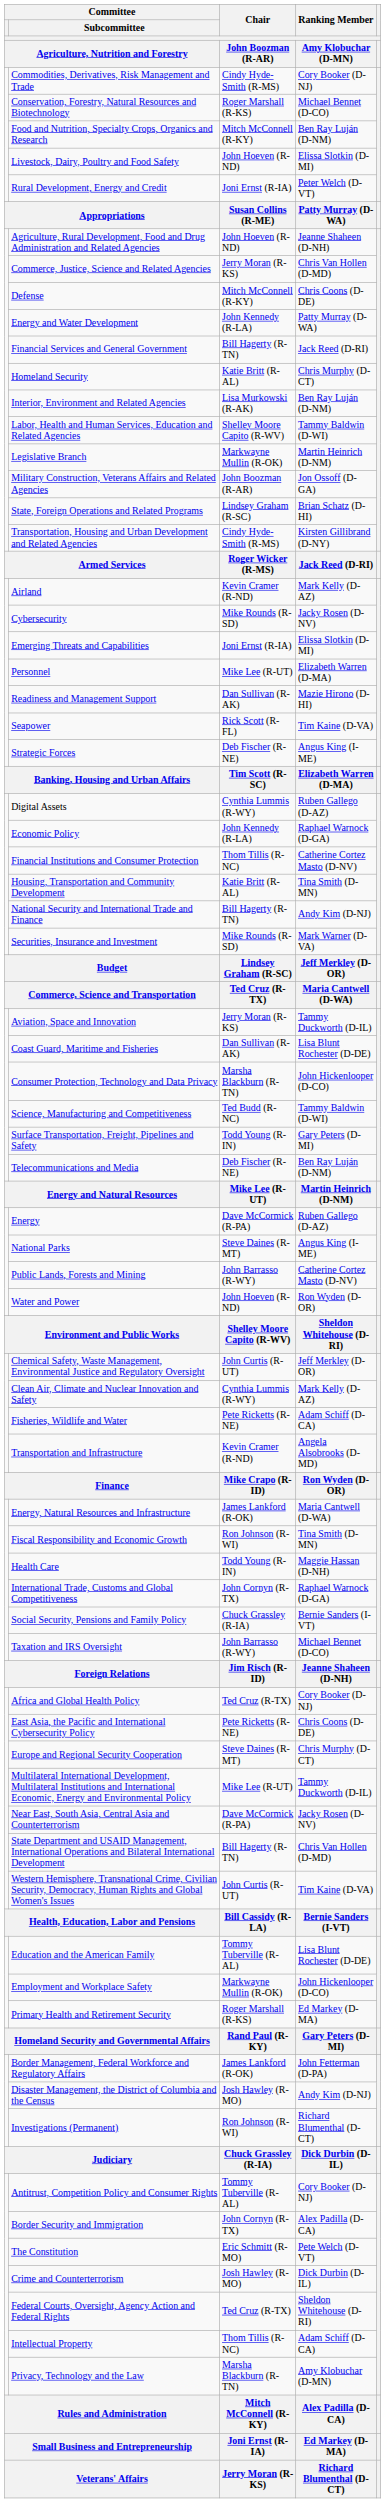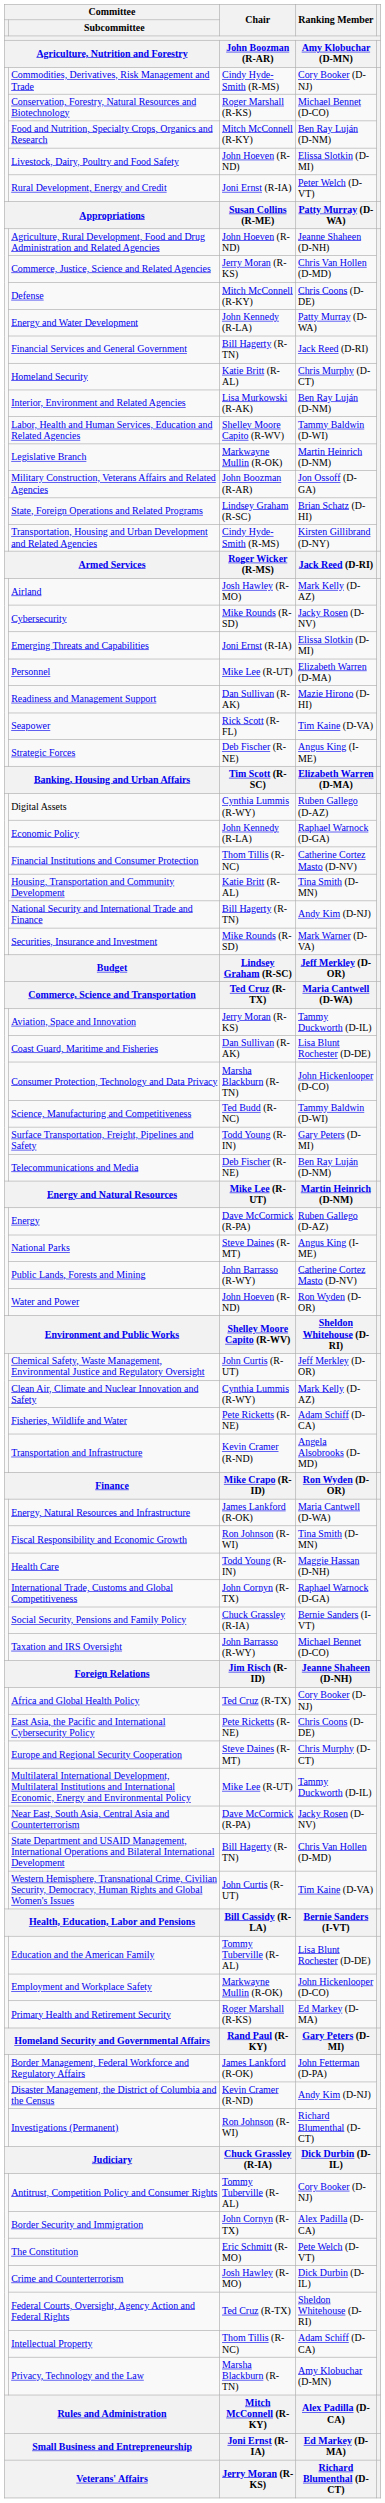(250, 591) Kevin Cramer (R-ND) -> (255, 591) Josh Hawley (R-MO)
(255, 2095) Josh Hawley (R-MO) -> (250, 2095) Kevin Cramer (R-ND)
